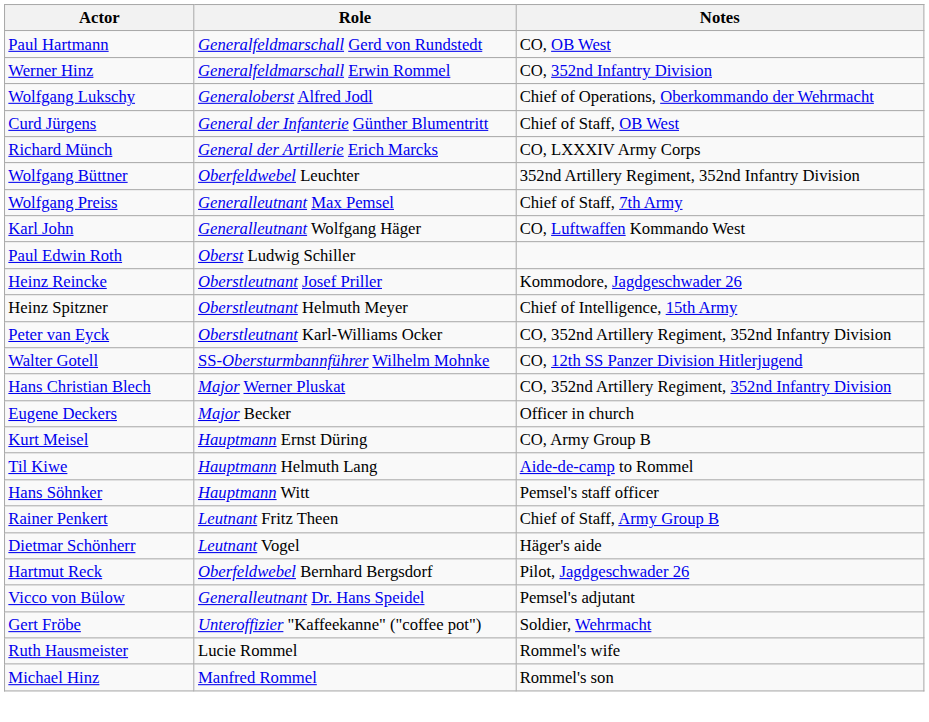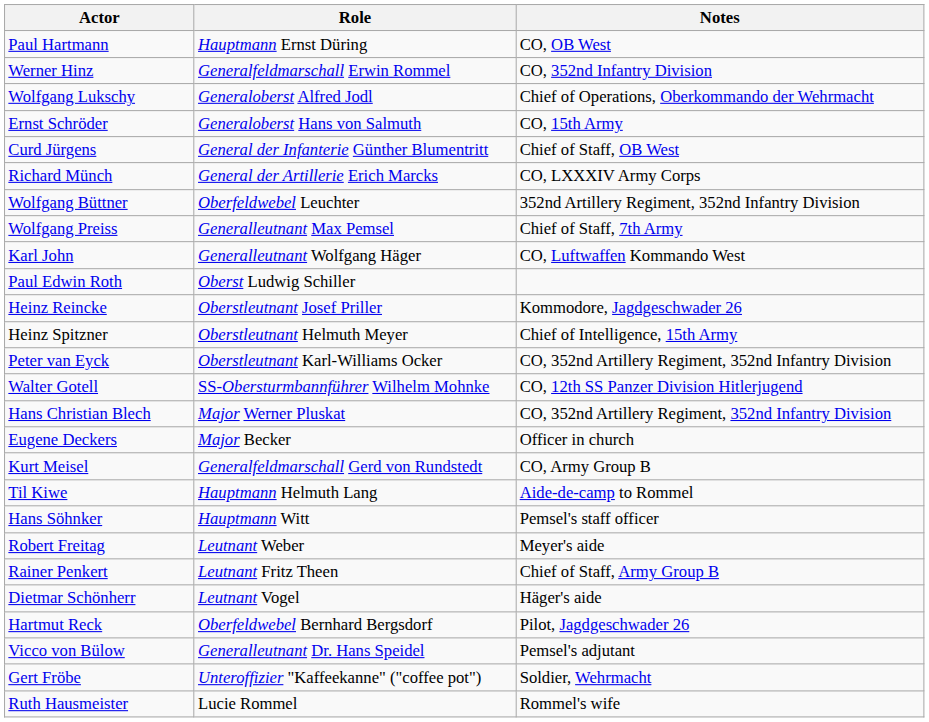(340, 44) Generalfeldmarschall Gerd von Rundstedt -> (283, 44) Hauptmann Ernst Düring
+ row: (58, 123)
(283, 439) Hauptmann Ernst Düring -> (340, 466) Generalfeldmarschall Gerd von Rundstedt
+ row: (57, 545)
- row: (54, 677)
